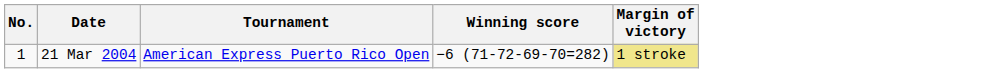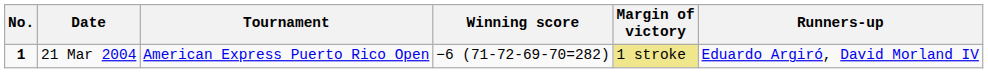+ column: (840, 25)
(21, 56) normal -> (21, 56) bold
